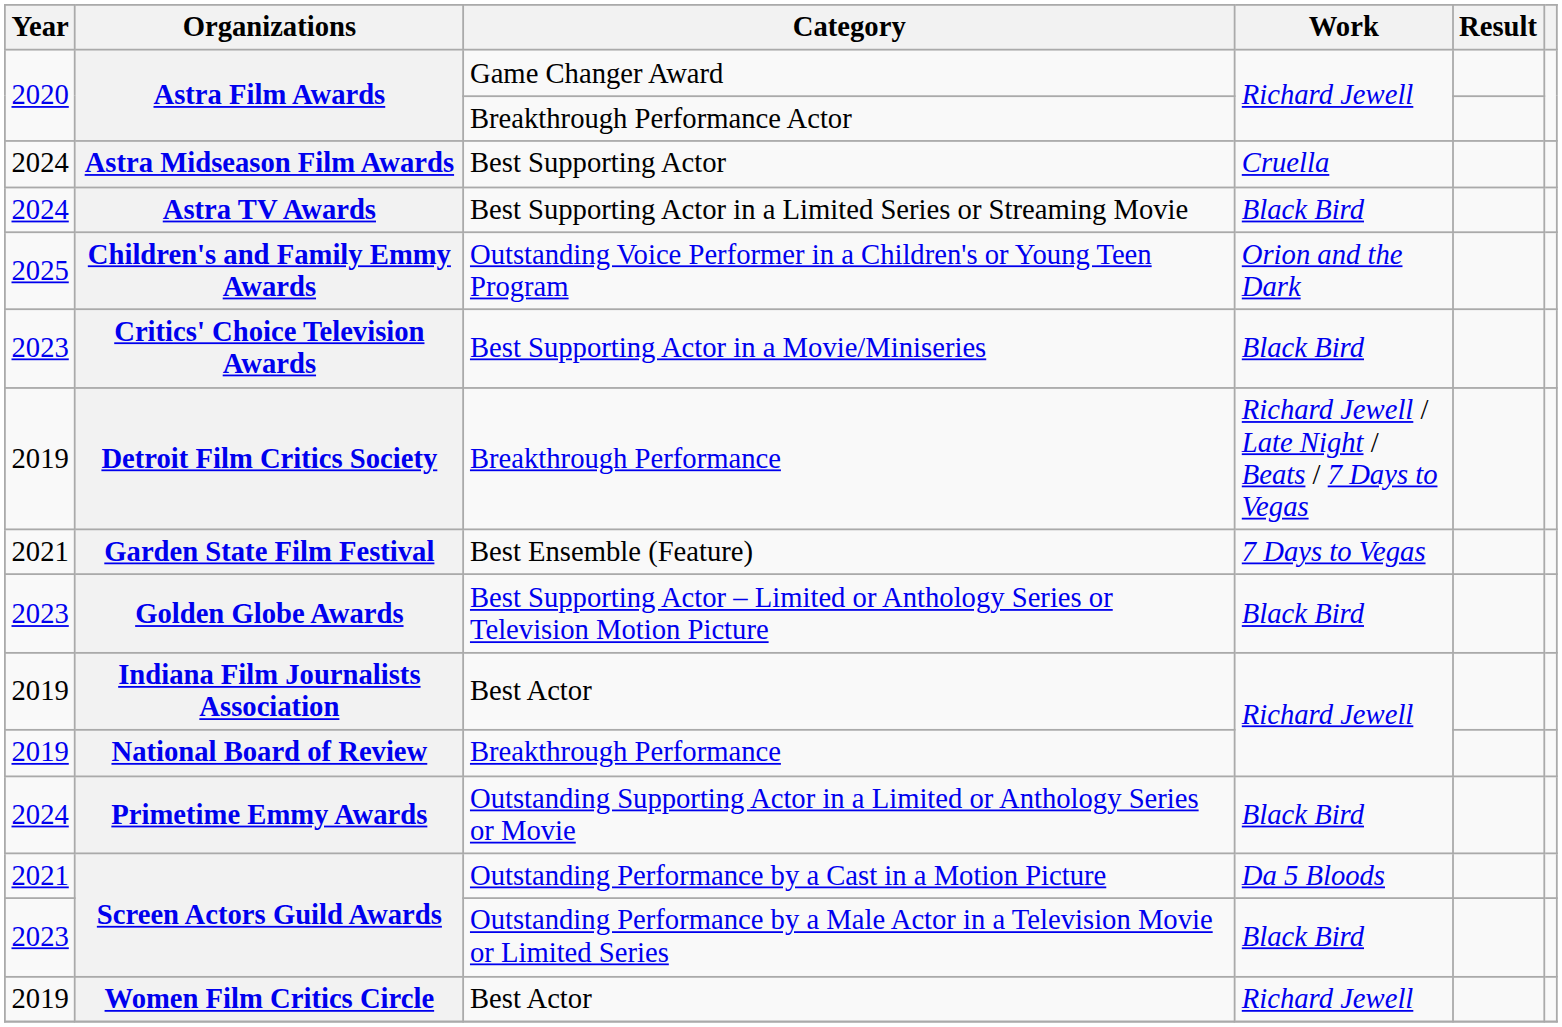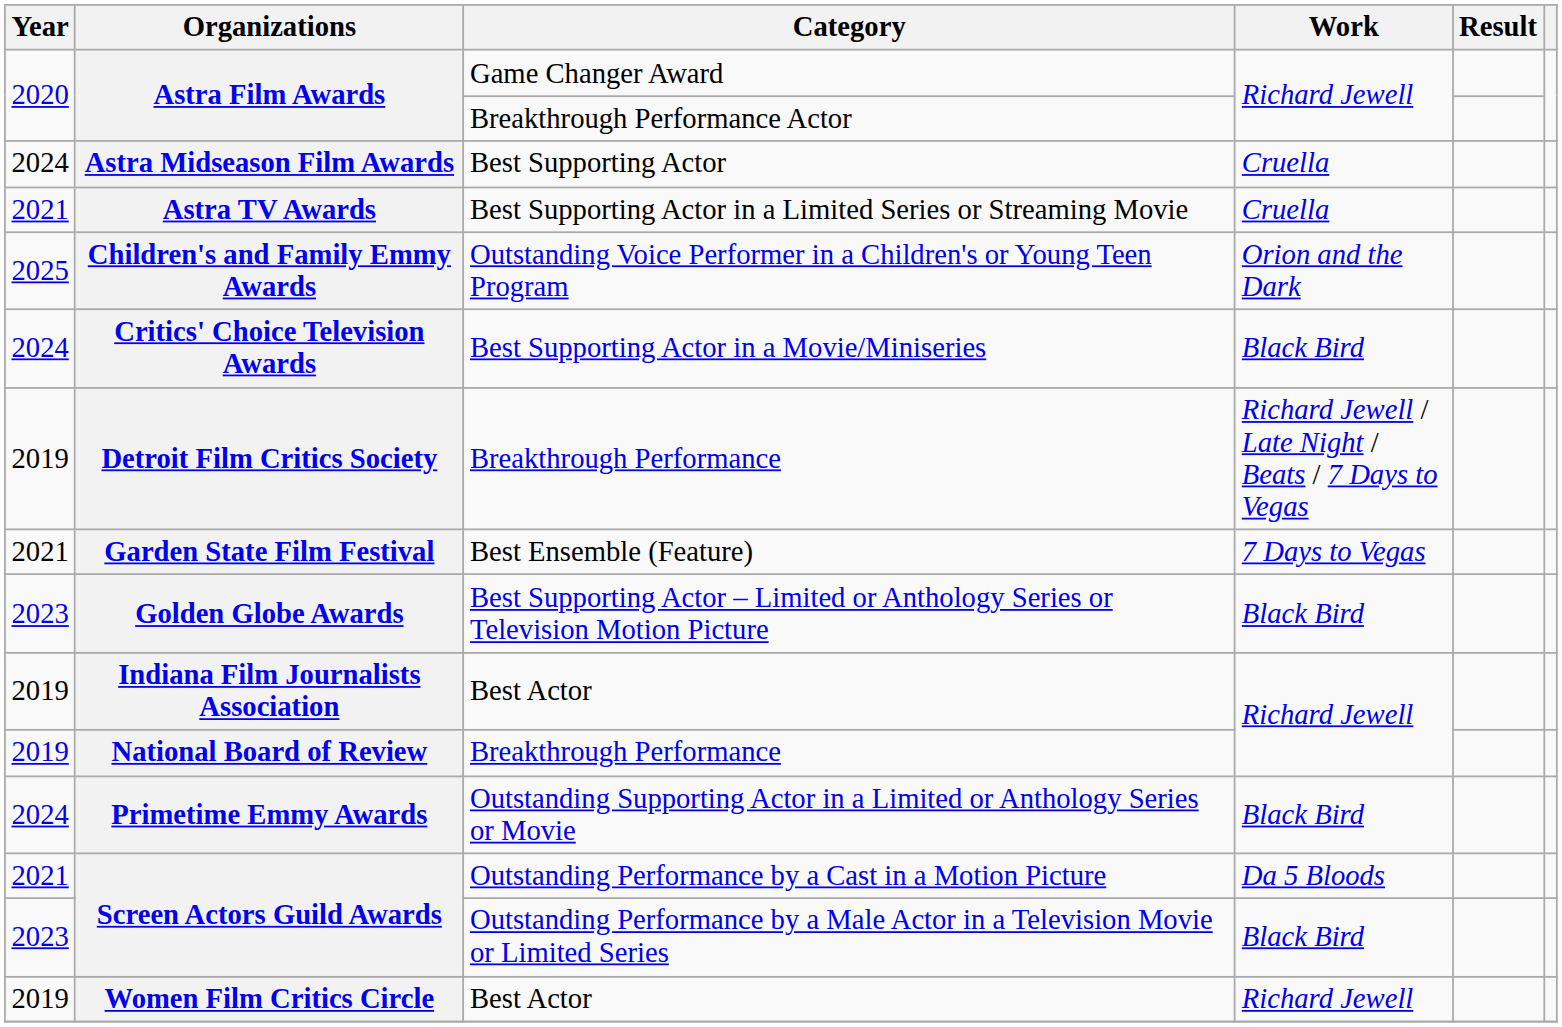(40, 208) 2024 -> (40, 208) 2021
(1303, 208) Black Bird -> (1286, 208) Cruella
(40, 348) 2023 -> (40, 348) 2024
